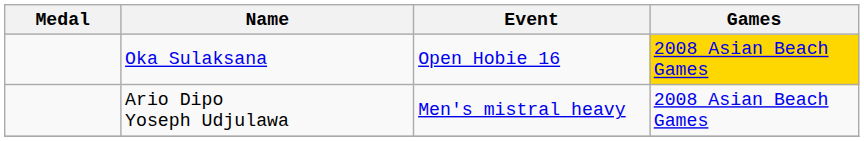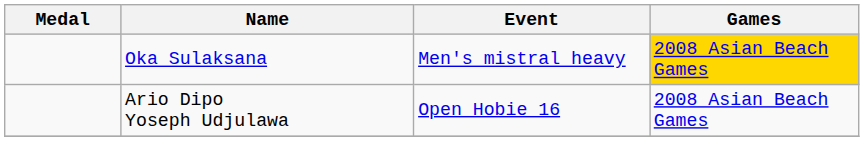(489, 60) Open Hobie 16 -> (522, 60) Men's mistral heavy
(522, 110) Men's mistral heavy -> (489, 110) Open Hobie 16
